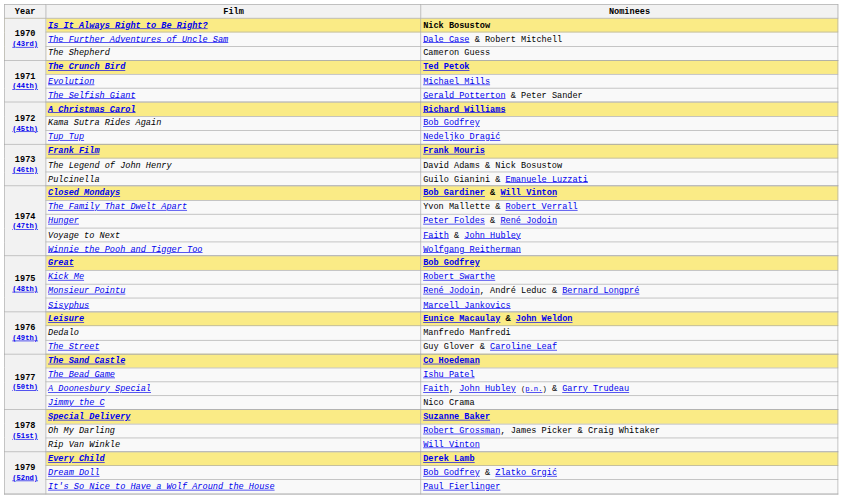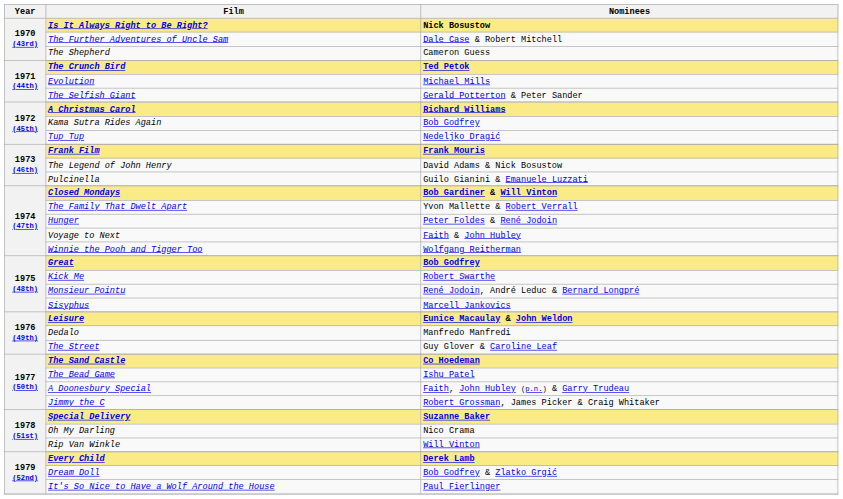(449, 403) Nico Crama -> (542, 403) Robert Grossman, James Picker & Craig Whitaker
(542, 431) Robert Grossman, James Picker & Craig Whitaker -> (449, 431) Nico Crama
